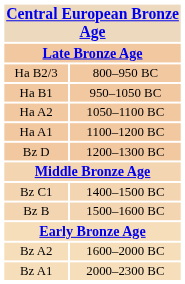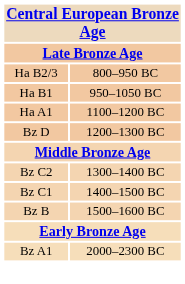- row: (36, 112)
+ row: (36, 172)
- row: (36, 251)
